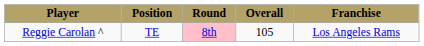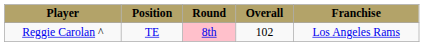(265, 32) 105 -> (265, 32) 102
